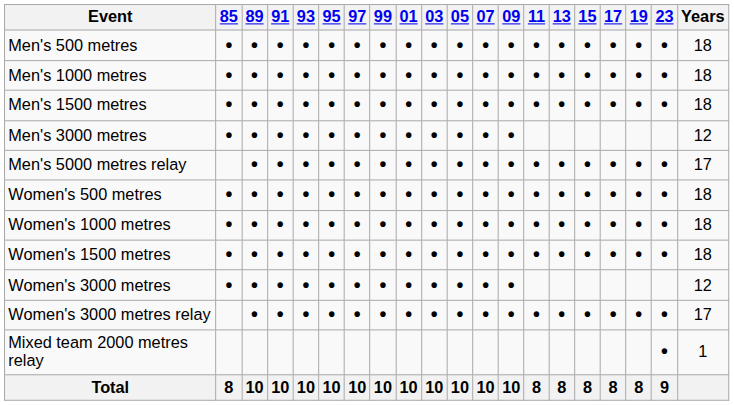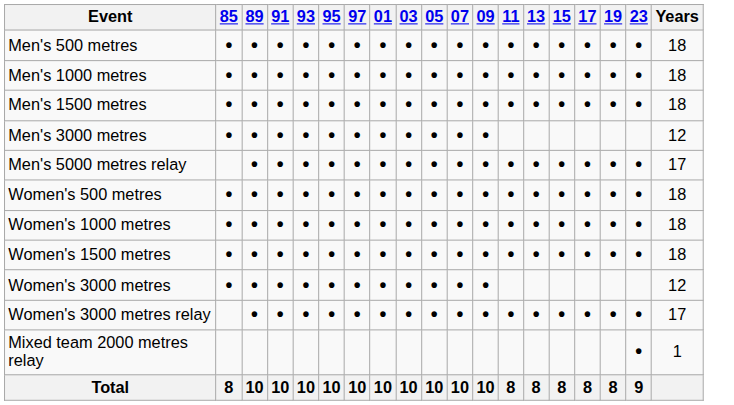- column: (383, 17)
